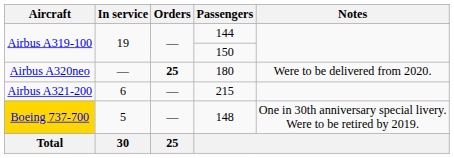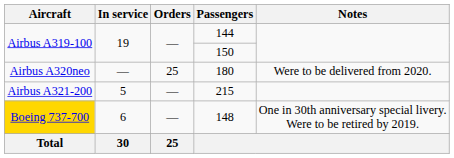(172, 71) bold -> (172, 71) normal
(123, 91) 6 -> (123, 91) 5
(123, 117) 5 -> (123, 117) 6
